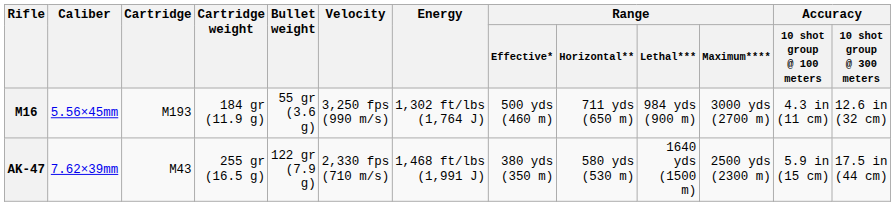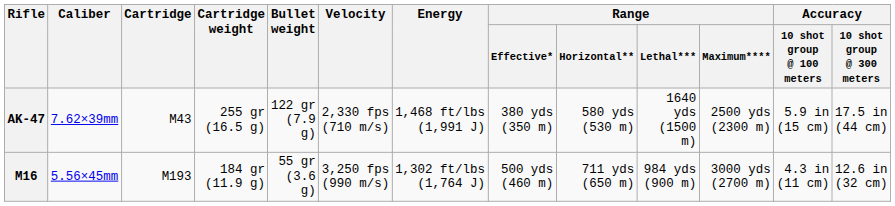rows swapped: (26, 113) <-> (26, 169)
